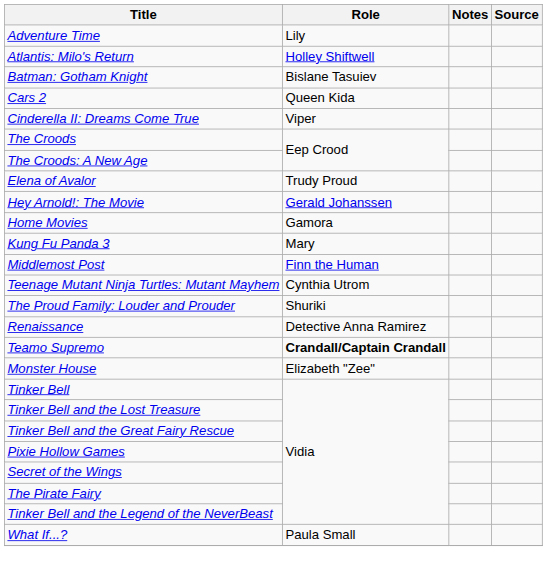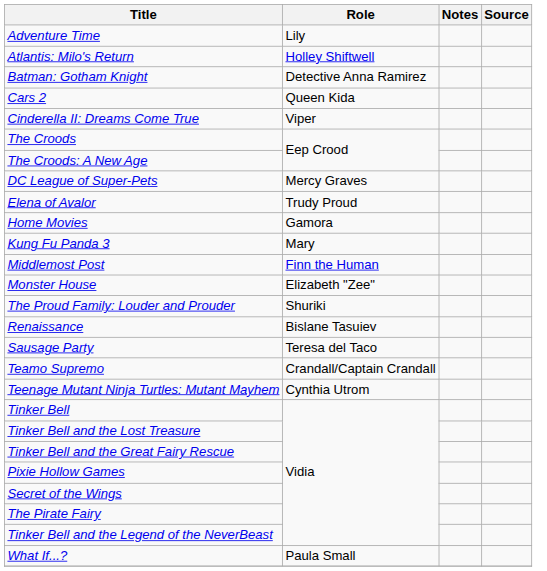(331, 77) Bislane Tasuiev -> (356, 77) Detective Anna Ramirez
+ row: (82, 181)
- row: (76, 202)
rows swapped: (52, 368) <-> (143, 285)
(356, 327) Detective Anna Ramirez -> (331, 327) Bislane Tasuiev
+ row: (50, 347)
(366, 347) bold -> (361, 368) normal
